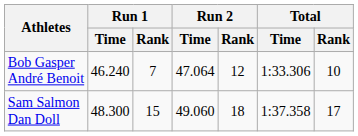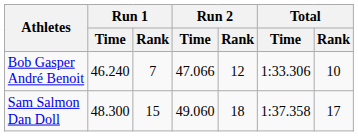(195, 71) 47.064 -> (195, 71) 47.066
